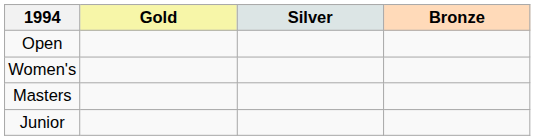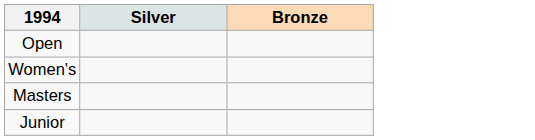- column: (158, 17)
